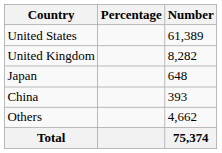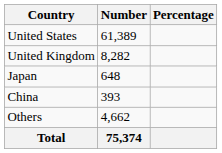columns swapped: (191, 14) <-> (131, 14)
